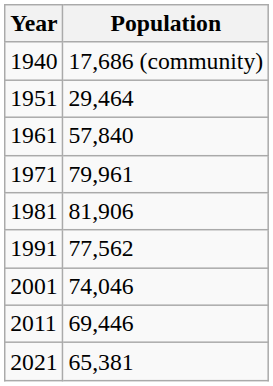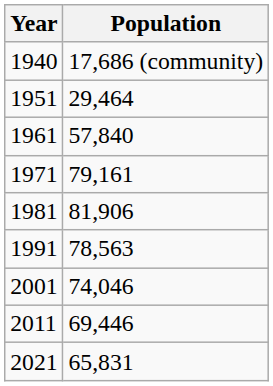(101, 173) 79,961 -> (101, 173) 79,161
(101, 248) 77,562 -> (101, 248) 78,563
(101, 361) 65,381 -> (101, 361) 65,831
